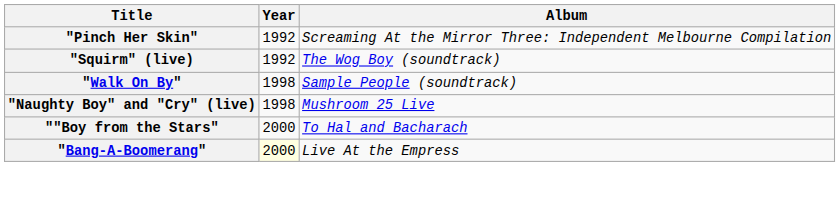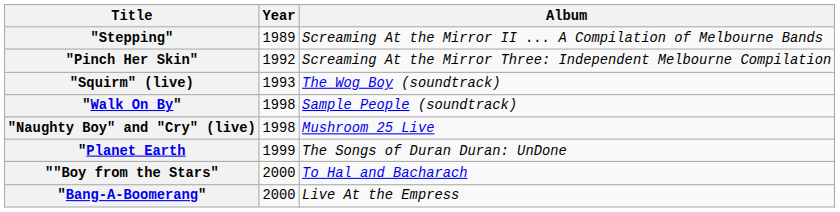+ row: (132, 38)
(279, 61) 1992 -> (279, 83) 1993
+ row: (132, 151)
(279, 151) lightyellow background -> (279, 195) no background
